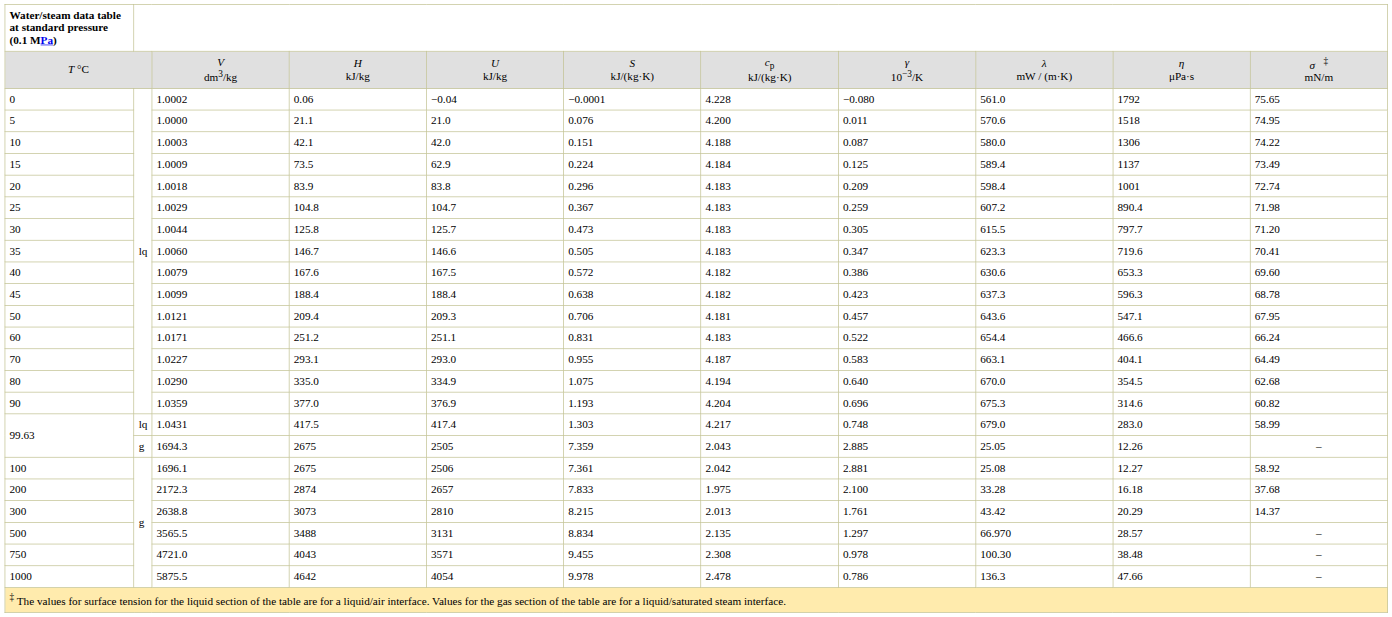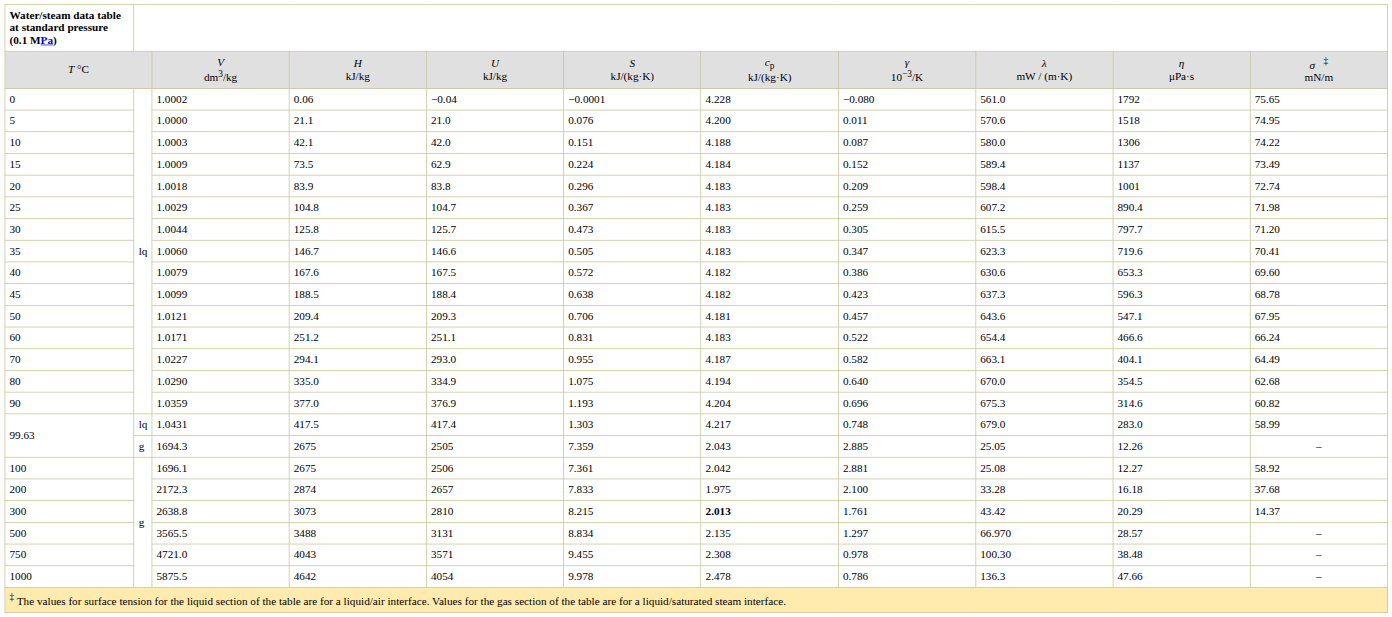(856, 164) 0.125 -> (856, 164) 0.152
(306, 294) 188.4 -> (306, 294) 188.5
(306, 359) 293.1 -> (306, 359) 294.1
(856, 359) 0.583 -> (856, 359) 0.582
(718, 511) normal -> (718, 511) bold
